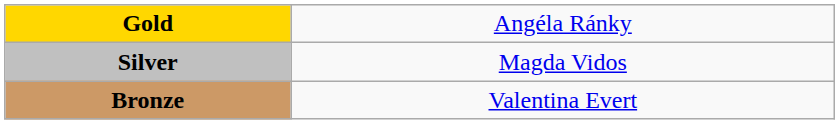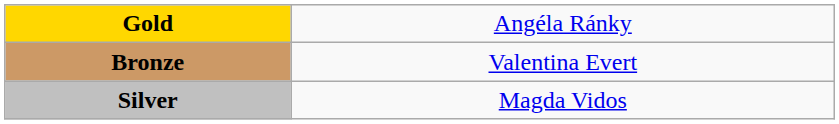rows swapped: (148, 61) <-> (148, 99)
